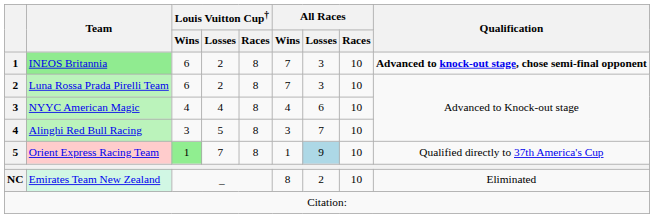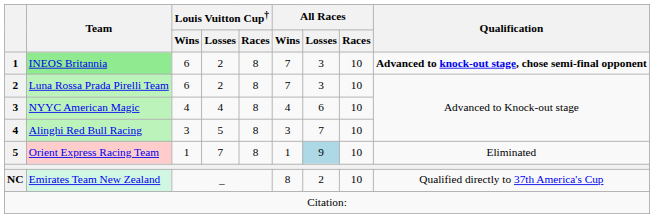(187, 153) lightgreen background -> (187, 153) no background
(511, 153) Qualified directly to 37th America's Cup -> (511, 153) Eliminated
(511, 180) Eliminated -> (511, 180) Qualified directly to 37th America's Cup
